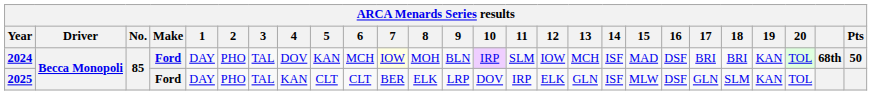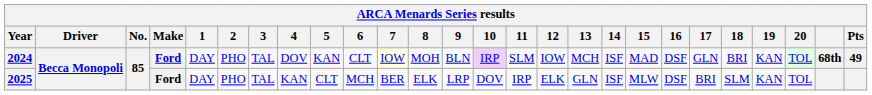(360, 58) MCH -> (360, 58) CLT
(706, 58) BRI -> (706, 58) GLN
(856, 58) 50 -> (856, 58) 49
(360, 79) CLT -> (360, 79) MCH
(706, 79) GLN -> (706, 79) BRI
